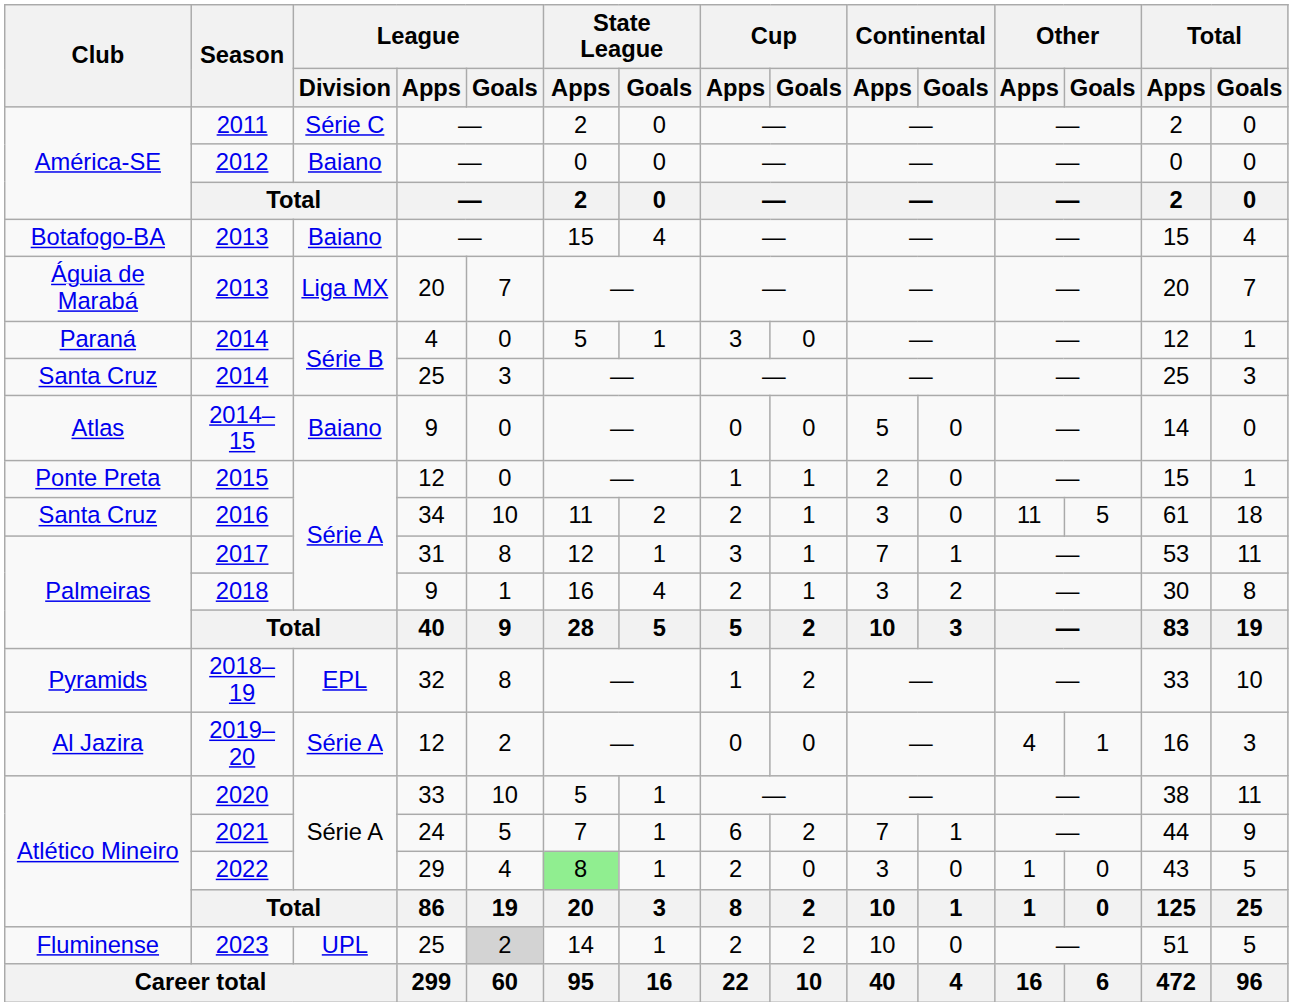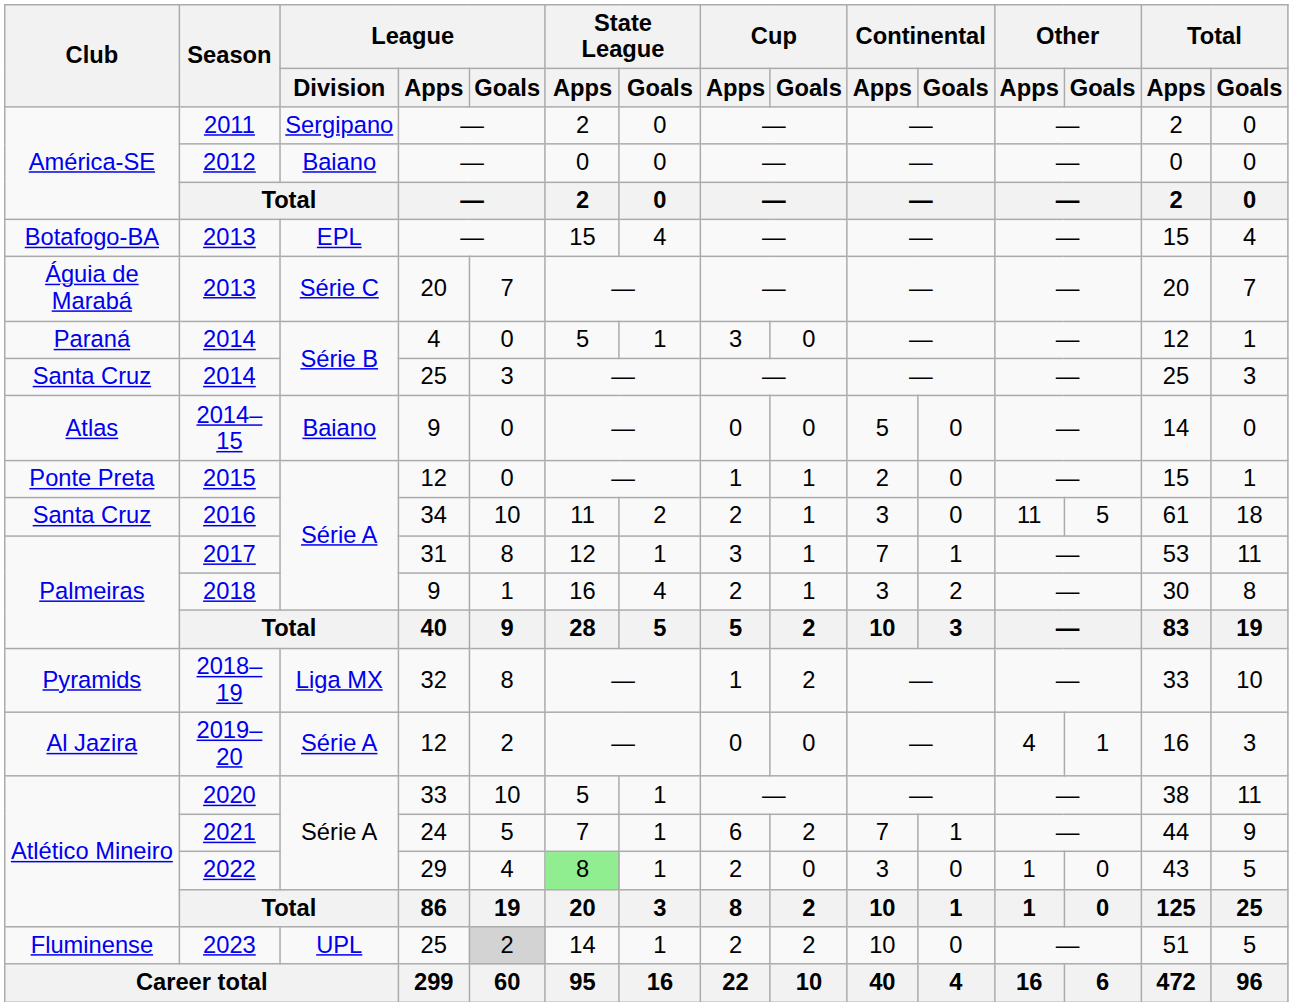(345, 125) Série C -> (339, 125) Sergipano
(345, 237) Baiano -> (339, 237) EPL
(345, 288) Liga MX -> (339, 288) Série C
(345, 679) EPL -> (339, 679) Liga MX
